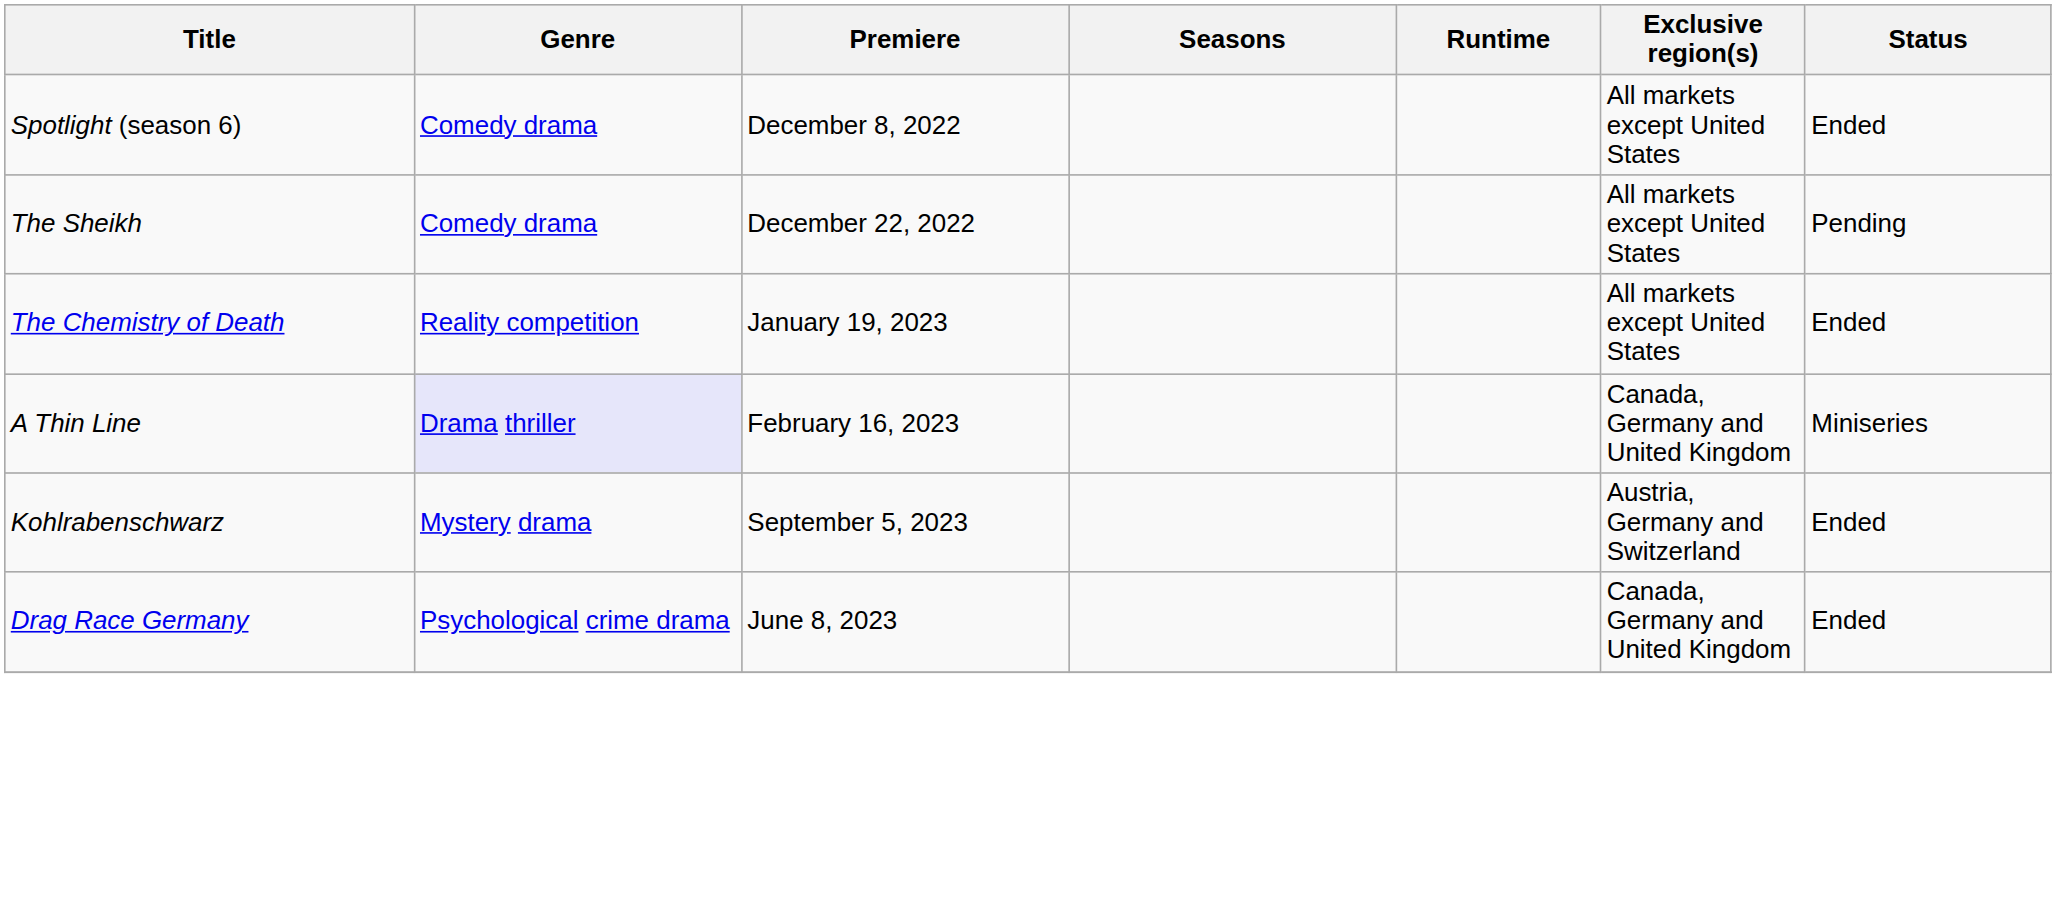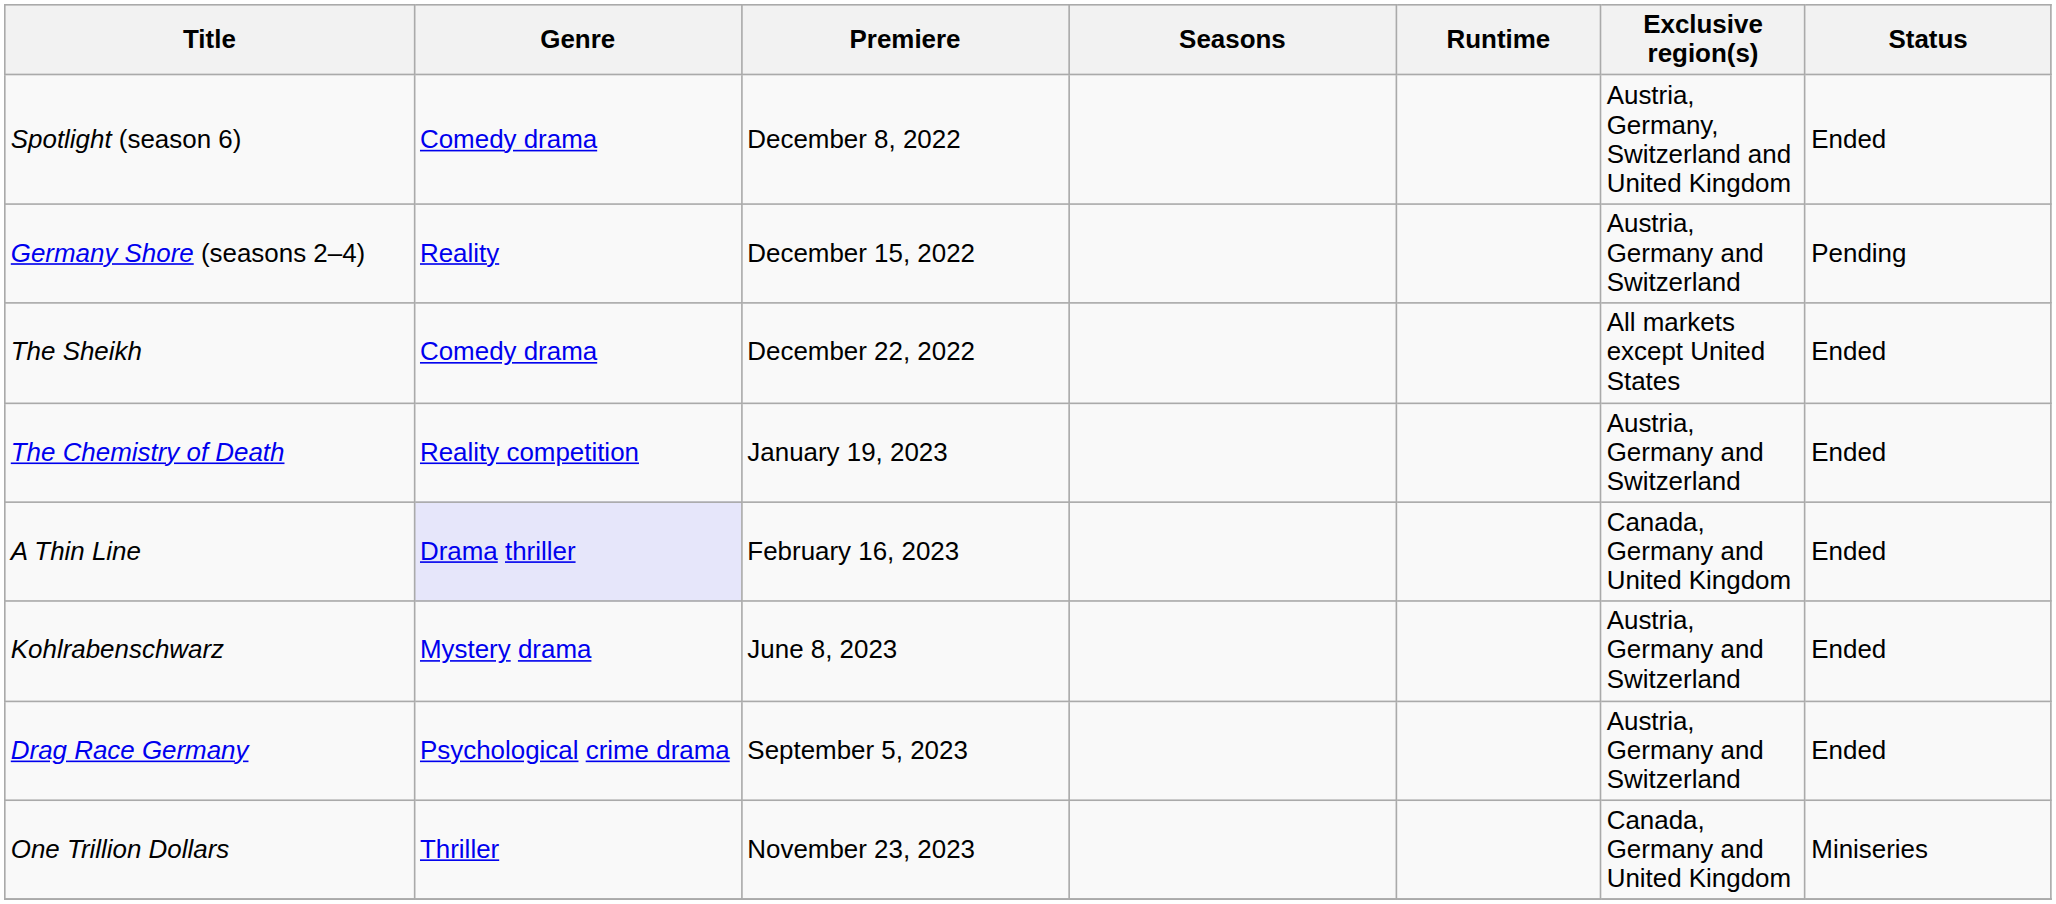(1686, 124) All markets except United States -> (1699, 139) Austria, Germany, Switzerland and United Kingdom
+ row: (188, 253)
(1859, 223) Pending -> (1849, 352) Ended
(1686, 323) All markets except United States -> (1685, 451) Austria, Germany and Switzerland
(1870, 422) Miniseries -> (1849, 551) Ended
(858, 522) September 5, 2023 -> (822, 650) June 8, 2023
(822, 621) June 8, 2023 -> (858, 750) September 5, 2023
(1699, 621) Canada, Germany and United Kingdom -> (1685, 750) Austria, Germany and Switzerland
+ row: (120, 849)
